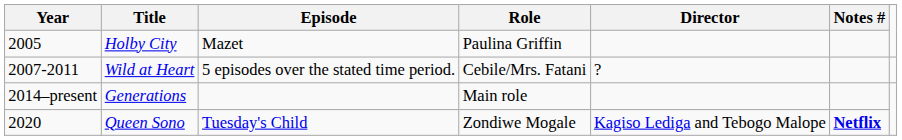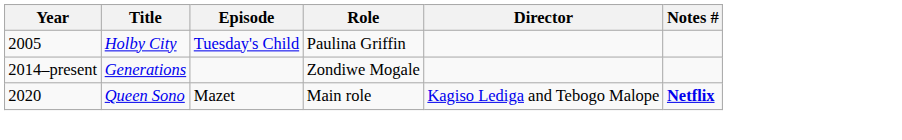(223, 43) Mazet -> (246, 43) Tuesday's Child
- row: (150, 69)
(495, 95) Main role -> (363, 69) Zondiwe Mogale
(255, 122) Tuesday's Child -> (214, 95) Mazet
(519, 122) Zondiwe Mogale -> (339, 95) Main role
